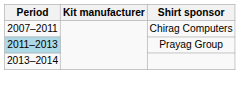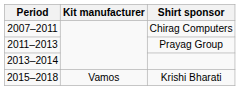(33, 45) lightblue background -> (33, 45) no background
+ row: (191, 77)
